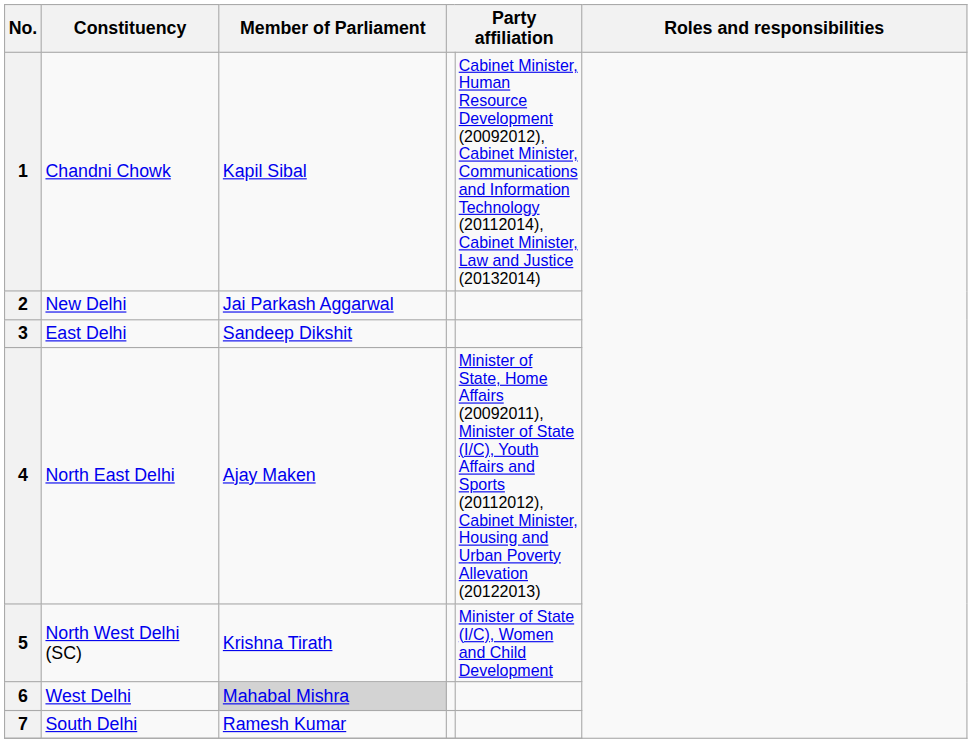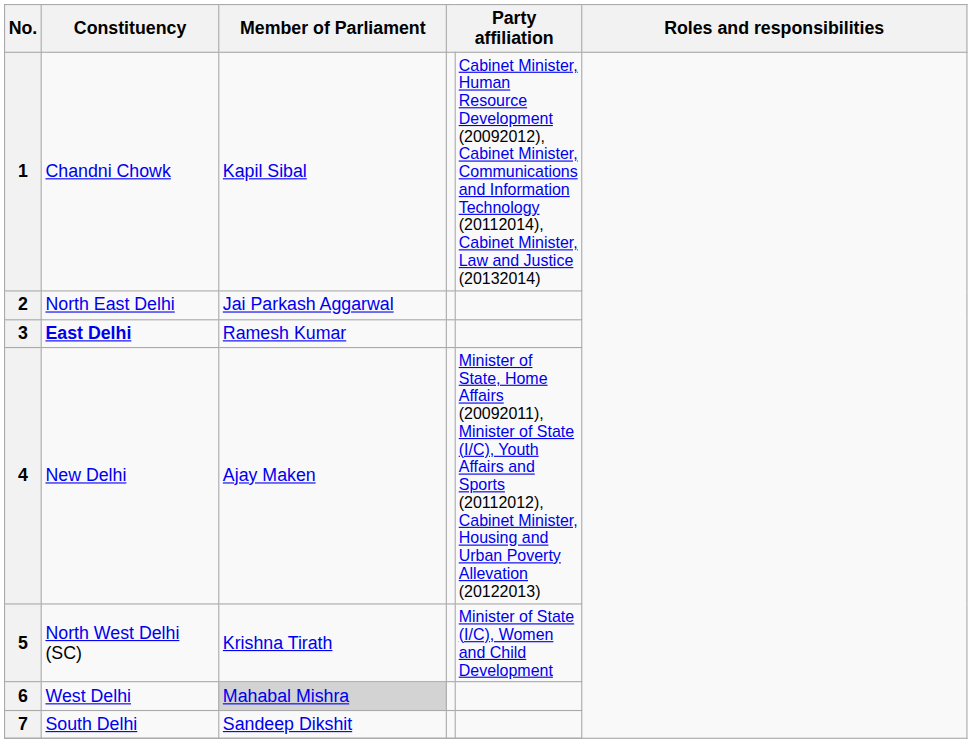(86, 305) New Delhi -> (110, 305) North East Delhi
(86, 333) normal -> (88, 333) bold
(288, 333) Sandeep Dikshit -> (285, 333) Ramesh Kumar
(110, 475) North East Delhi -> (86, 475) New Delhi
(285, 724) Ramesh Kumar -> (288, 724) Sandeep Dikshit
